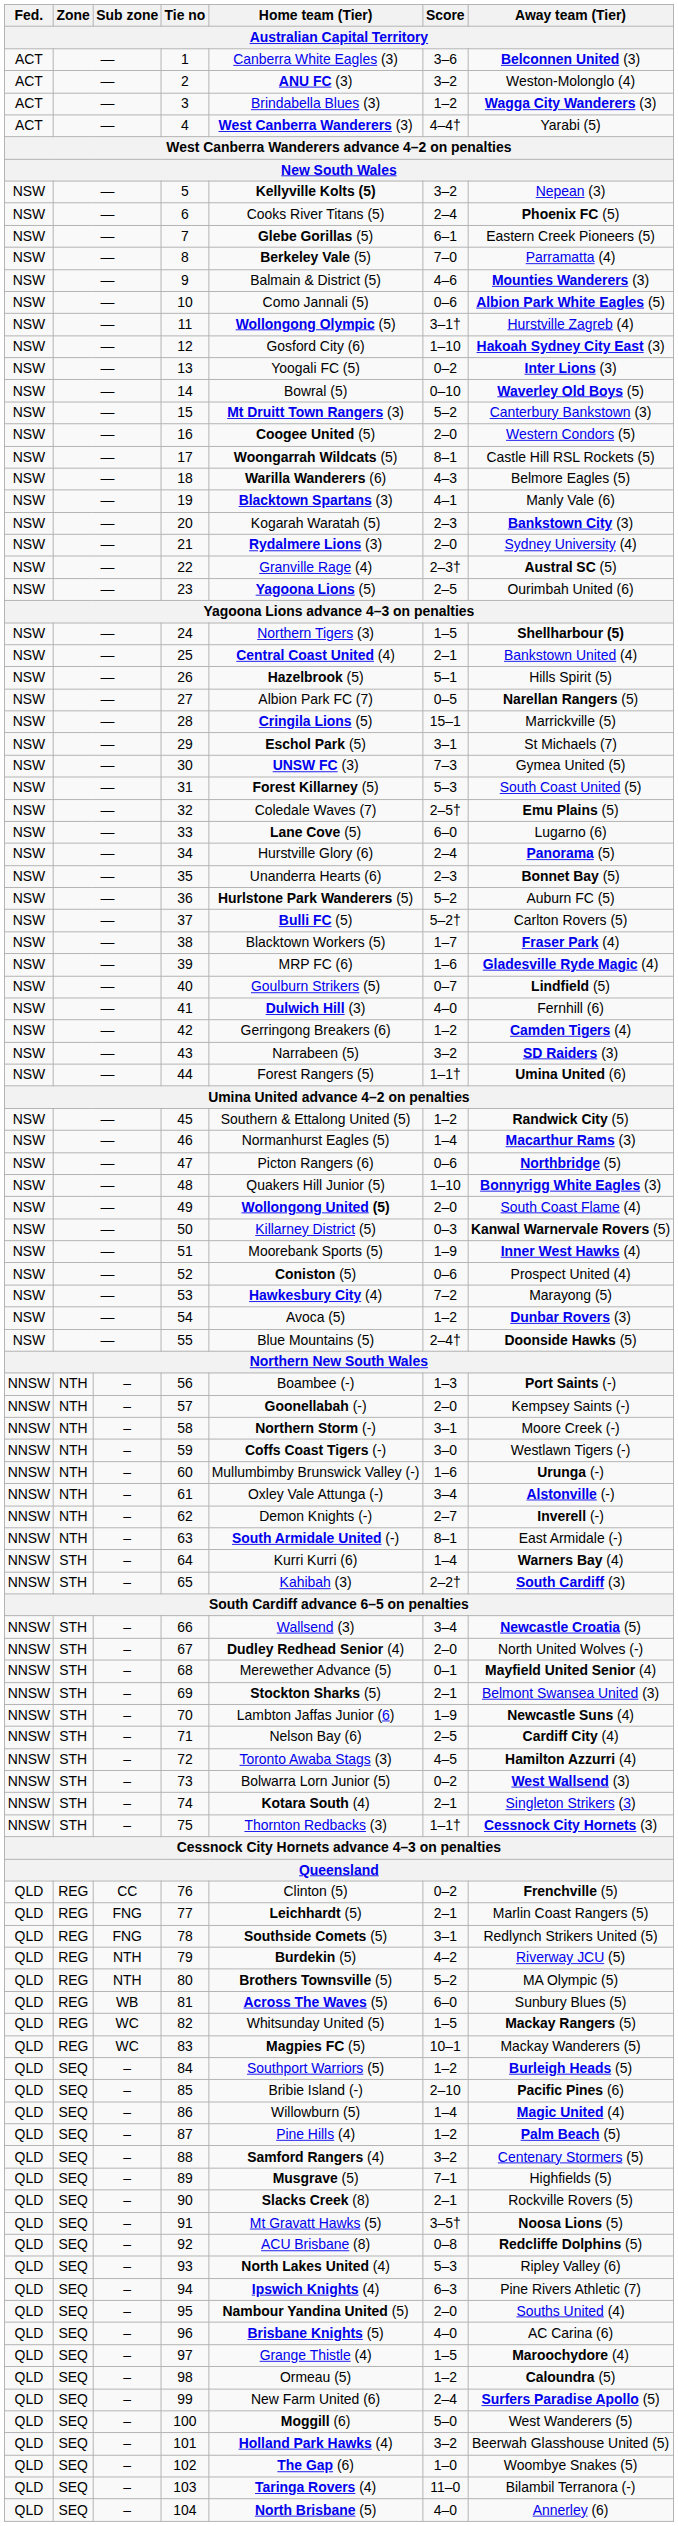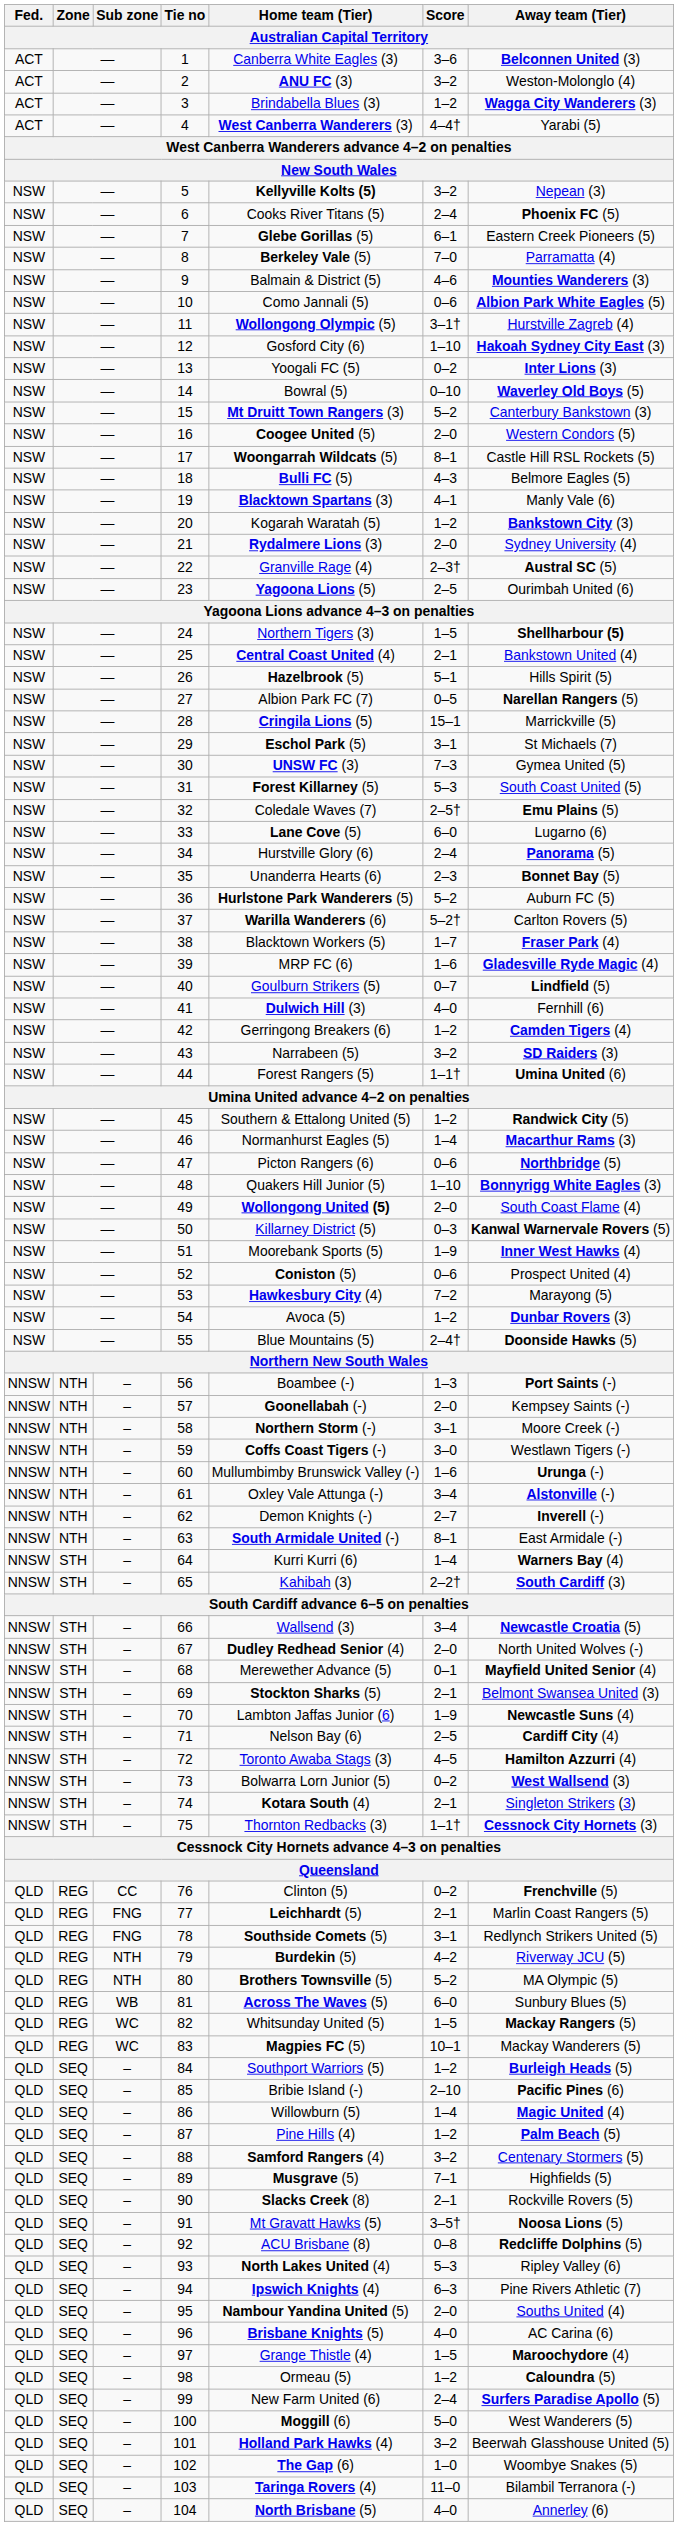(316, 479) Warilla Wanderers (6) -> (316, 479) Bulli FC (5)
(445, 523) 2–3 -> (445, 523) 1–2
(316, 920) Bulli FC (5) -> (316, 920) Warilla Wanderers (6)
